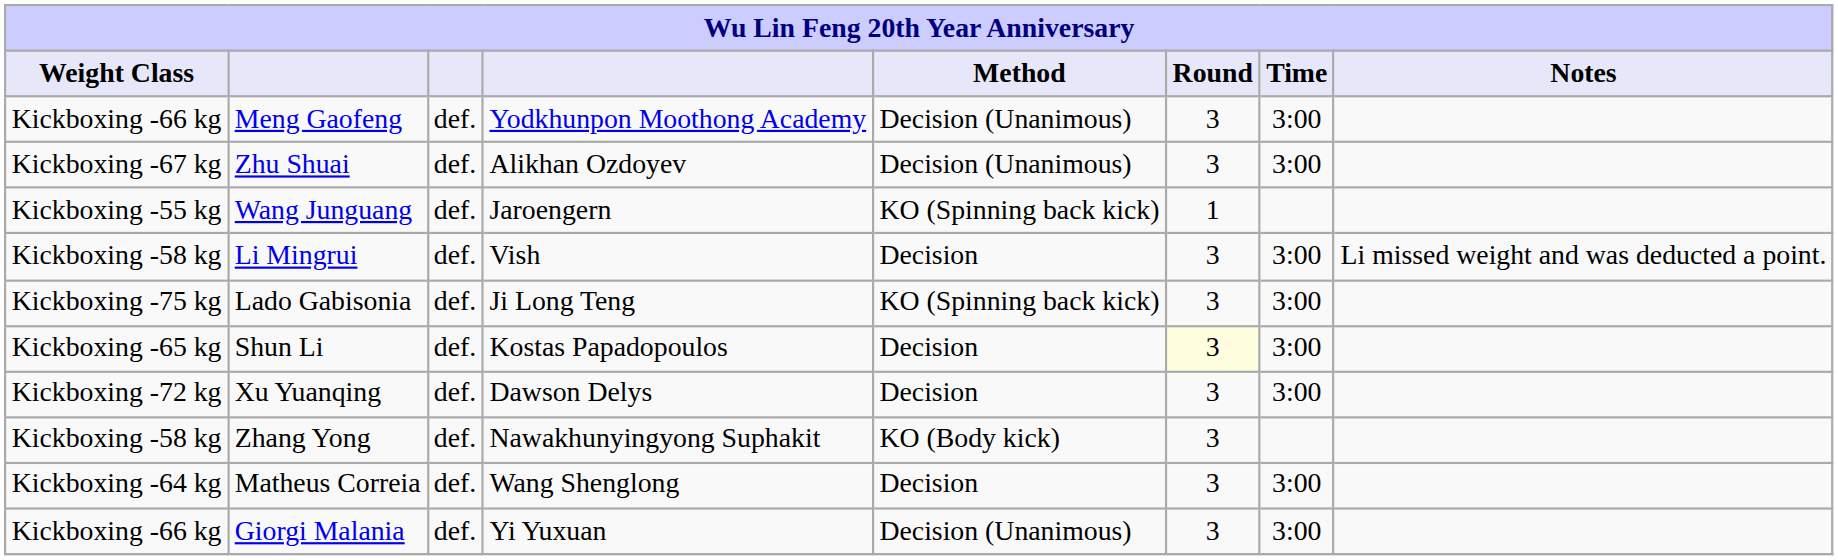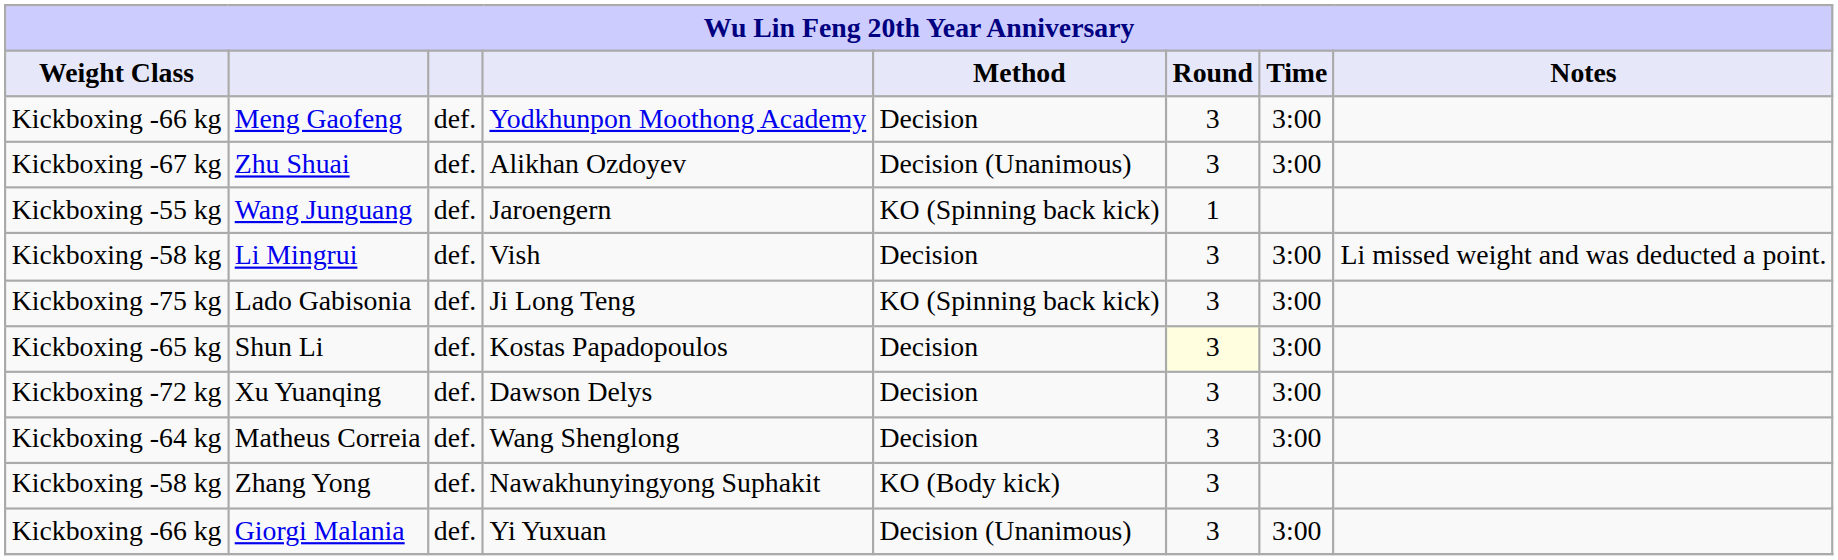(1006, 118) Decision (Unanimous) -> (929, 118) Decision
rows swapped: (328, 484) <-> (303, 439)
